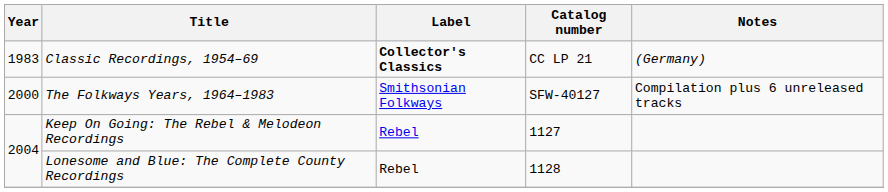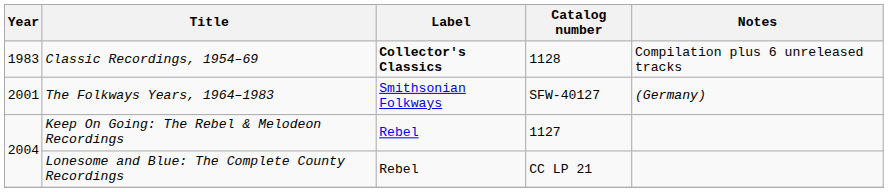(561, 59) CC LP 21 -> (545, 59) 1128
(670, 59) (Germany) -> (749, 59) Compilation plus 6 unreleased tracks
(23, 96) 2000 -> (23, 96) 2001
(749, 96) Compilation plus 6 unreleased tracks -> (670, 96) (Germany)
(545, 169) 1128 -> (561, 169) CC LP 21
